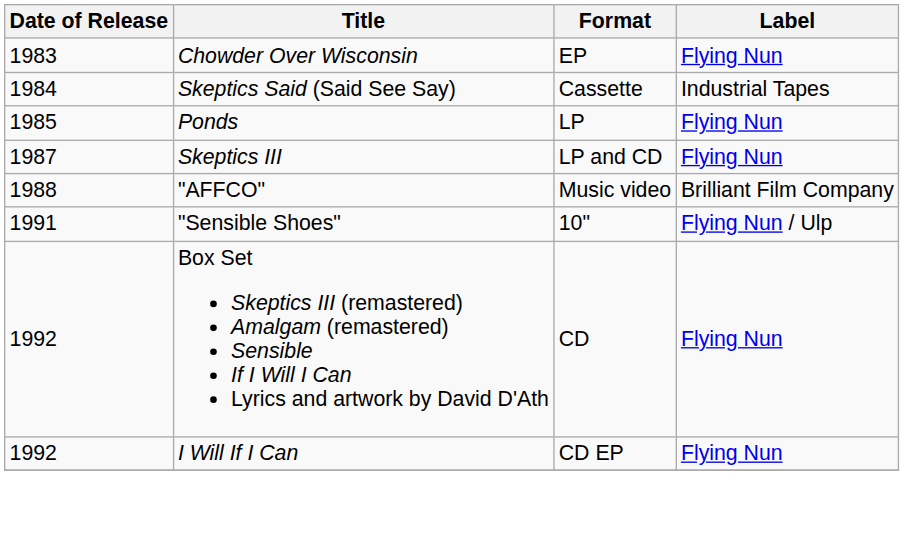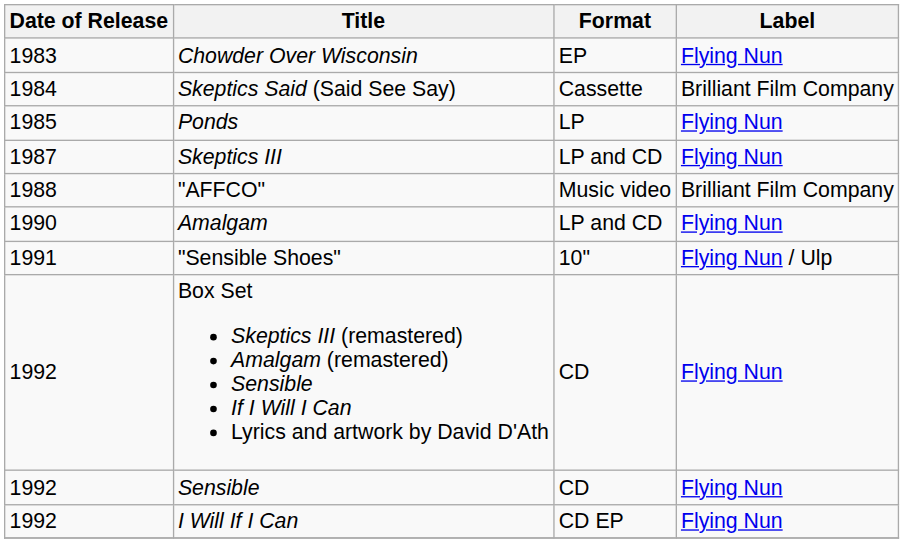(755, 88) Industrial Tapes -> (787, 88) Brilliant Film Company
+ row: (223, 223)
+ row: (219, 487)
